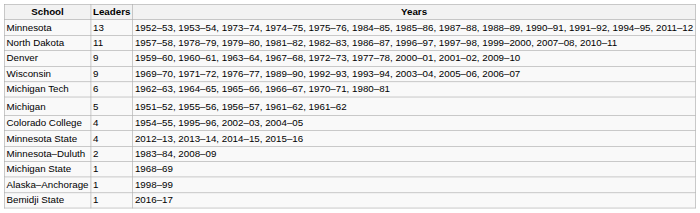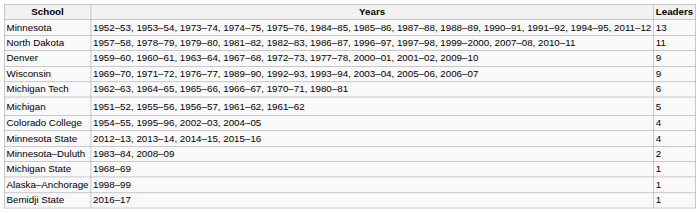columns swapped: (112, 12) <-> (414, 12)
